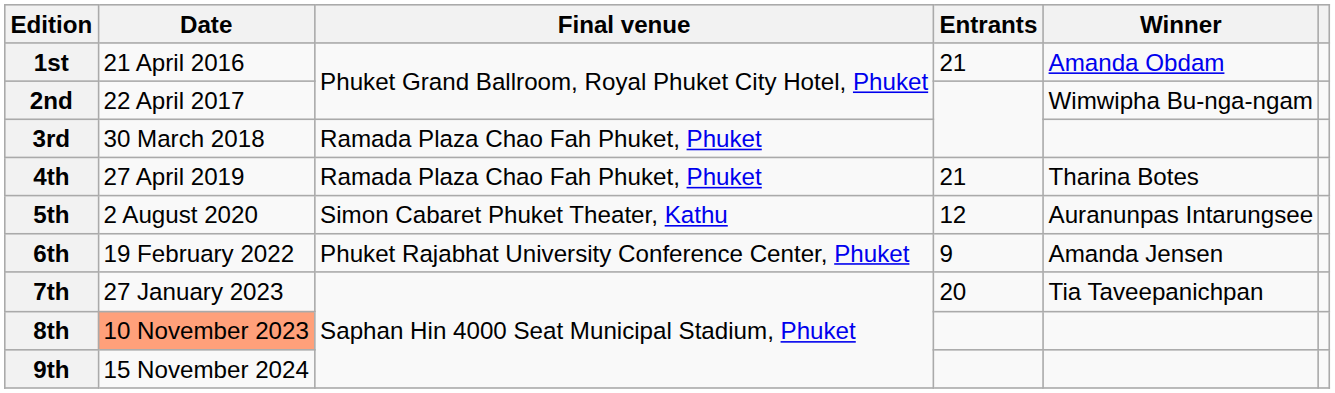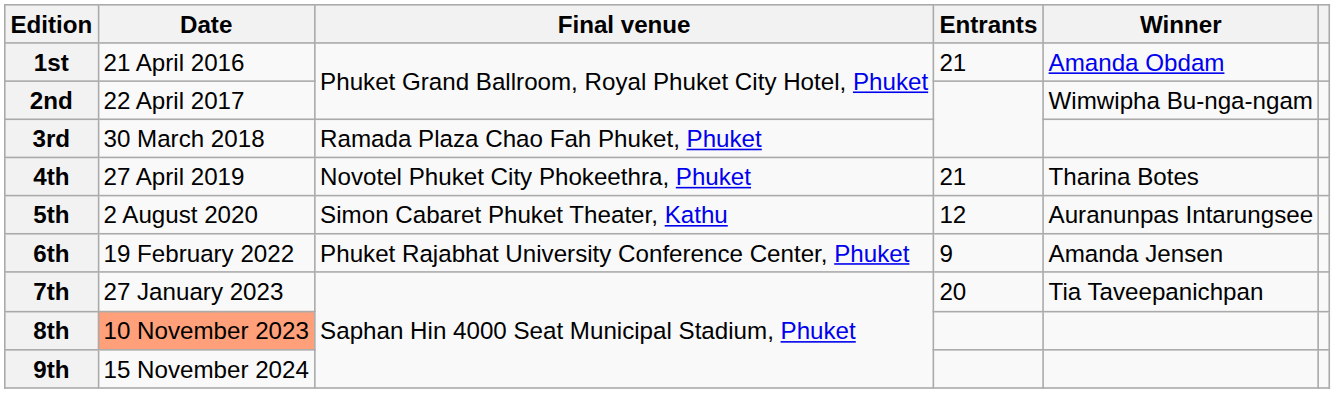(541, 177) Ramada Plaza Chao Fah Phuket, Phuket -> (536, 177) Novotel Phuket City Phokeethra, Phuket
